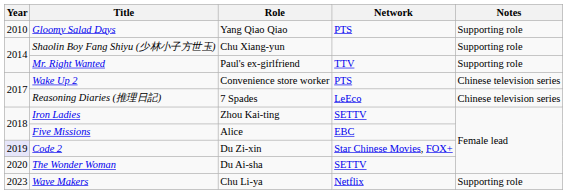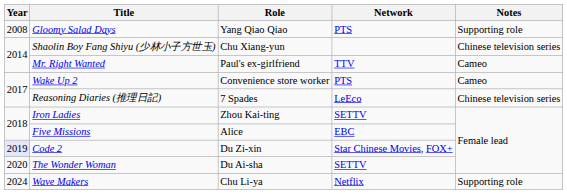(17, 29) 2010 -> (17, 29) 2008
(490, 46) Supporting role -> (509, 46) Chinese television series
(490, 64) Supporting role -> (472, 64) Cameo
(509, 80) Chinese television series -> (472, 80) Cameo
(17, 181) 2023 -> (17, 181) 2024
